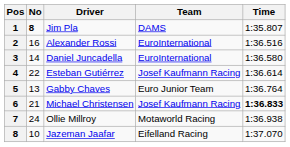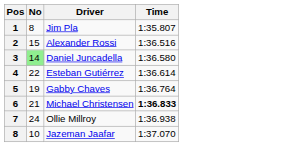- column: (189, 12)
(31, 28) bold -> (31, 28) normal
(34, 43) 16 -> (34, 43) 15
(34, 58) no background -> (34, 58) lightgreen background
(34, 89) 13 -> (34, 89) 19
